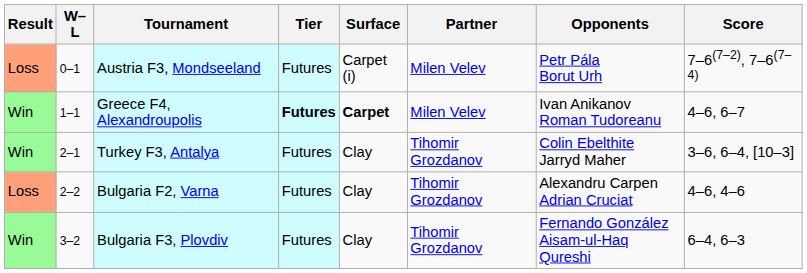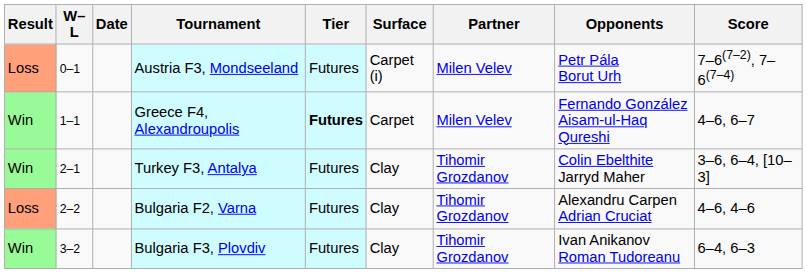+ column: (112, 24)
(366, 112) bold -> (392, 120) normal
(600, 112) Ivan Anikanov Roman Tudoreanu -> (623, 120) Fernando González Aisam-ul-Haq Qureshi
(604, 240) Fernando González Aisam-ul-Haq Qureshi -> (619, 248) Ivan Anikanov Roman Tudoreanu
